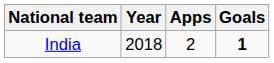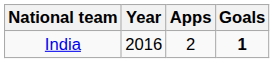(144, 44) 2018 -> (144, 44) 2016
